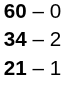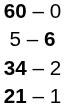+ row: (33, 39)
